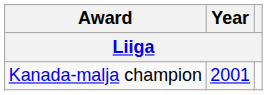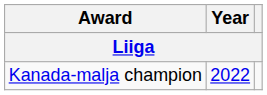(230, 75) 2001 -> (230, 75) 2022
